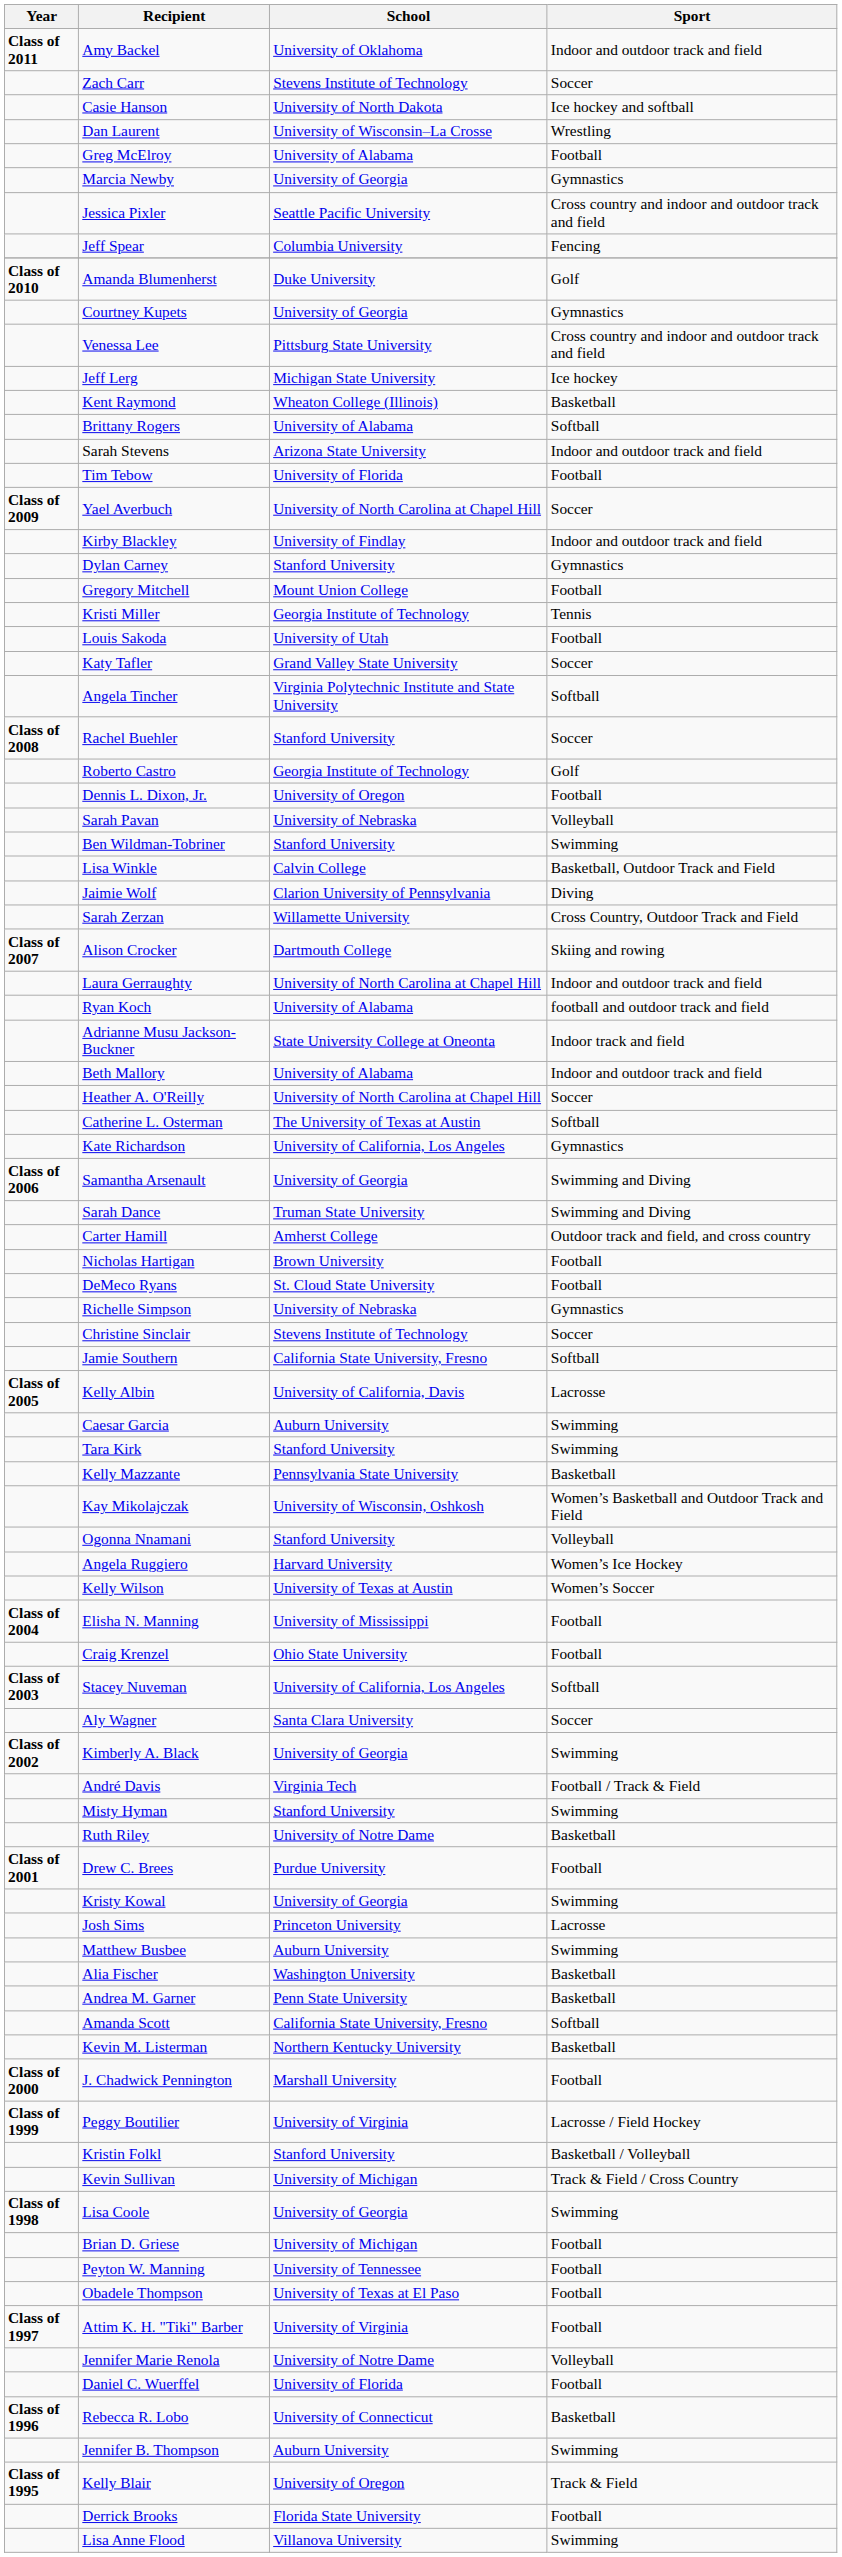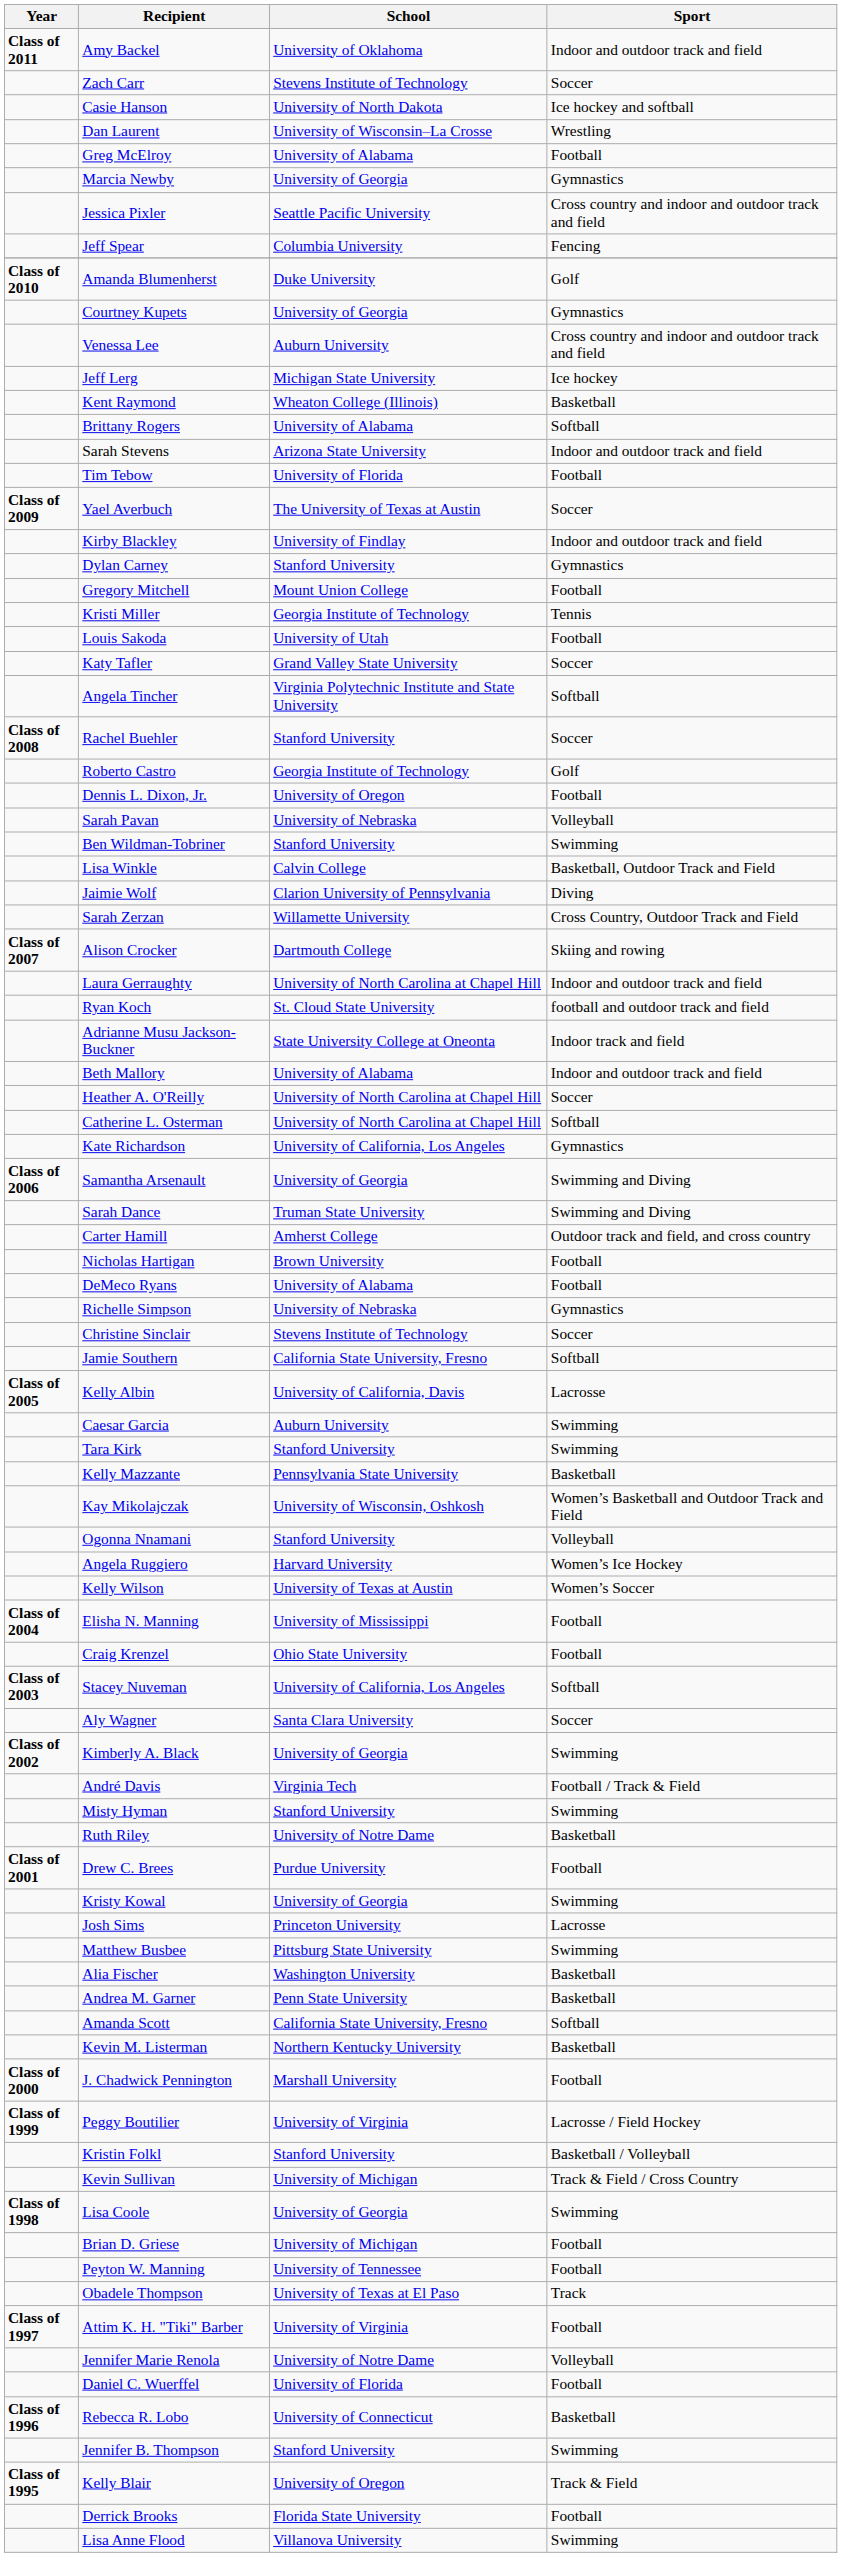(352, 345) Pittsburg State University -> (331, 345) Auburn University
(407, 508) University of North Carolina at Chapel Hill -> (377, 508) The University of Texas at Austin
(343, 1007) University of Alabama -> (354, 1007) St. Cloud State University
(377, 1122) The University of Texas at Austin -> (407, 1122) University of North Carolina at Chapel Hill
(354, 1285) St. Cloud State University -> (343, 1285) University of Alabama
(331, 1949) Auburn University -> (352, 1949) Pittsburg State University
(576, 2293) Football -> (568, 2293) Track
(331, 2450) Auburn University -> (334, 2450) Stanford University
